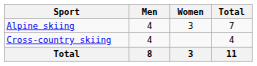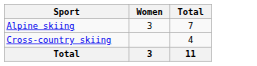- column: (150, 11)
